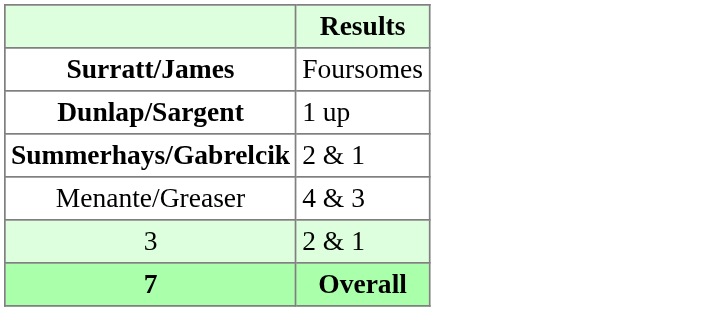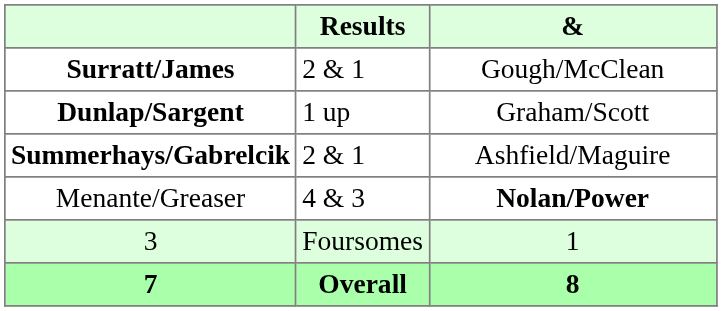+ column: (573, 25)
(363, 69) Foursomes -> (334, 69) 2 & 1
(334, 240) 2 & 1 -> (363, 240) Foursomes
